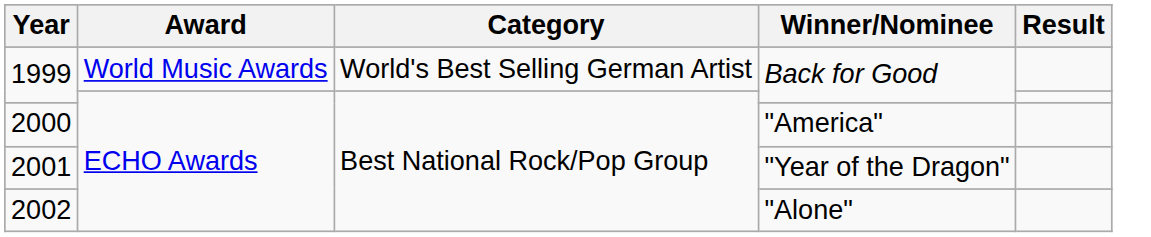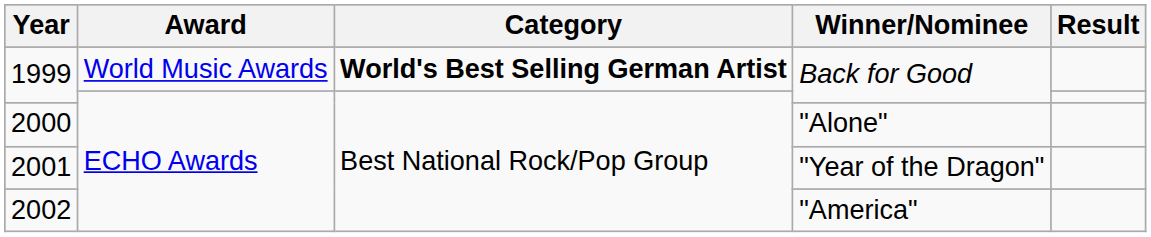(546, 68) normal -> (563, 68) bold
(824, 124) "America" -> (843, 124) "Alone"
(809, 209) "Alone" -> (858, 209) "America"
